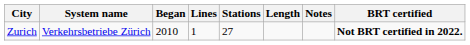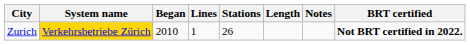(96, 31) no background -> (96, 31) gold background
(228, 31) 27 -> (228, 31) 26
